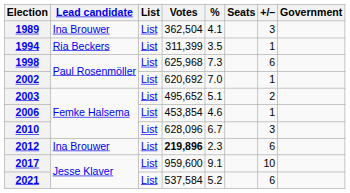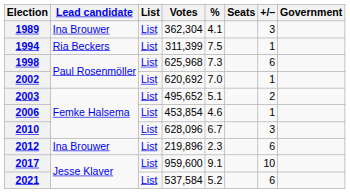(184, 29) 362,504 -> (184, 29) 362,304
(215, 46) 3.5 -> (215, 46) 7.5
(184, 146) bold -> (184, 146) normal
